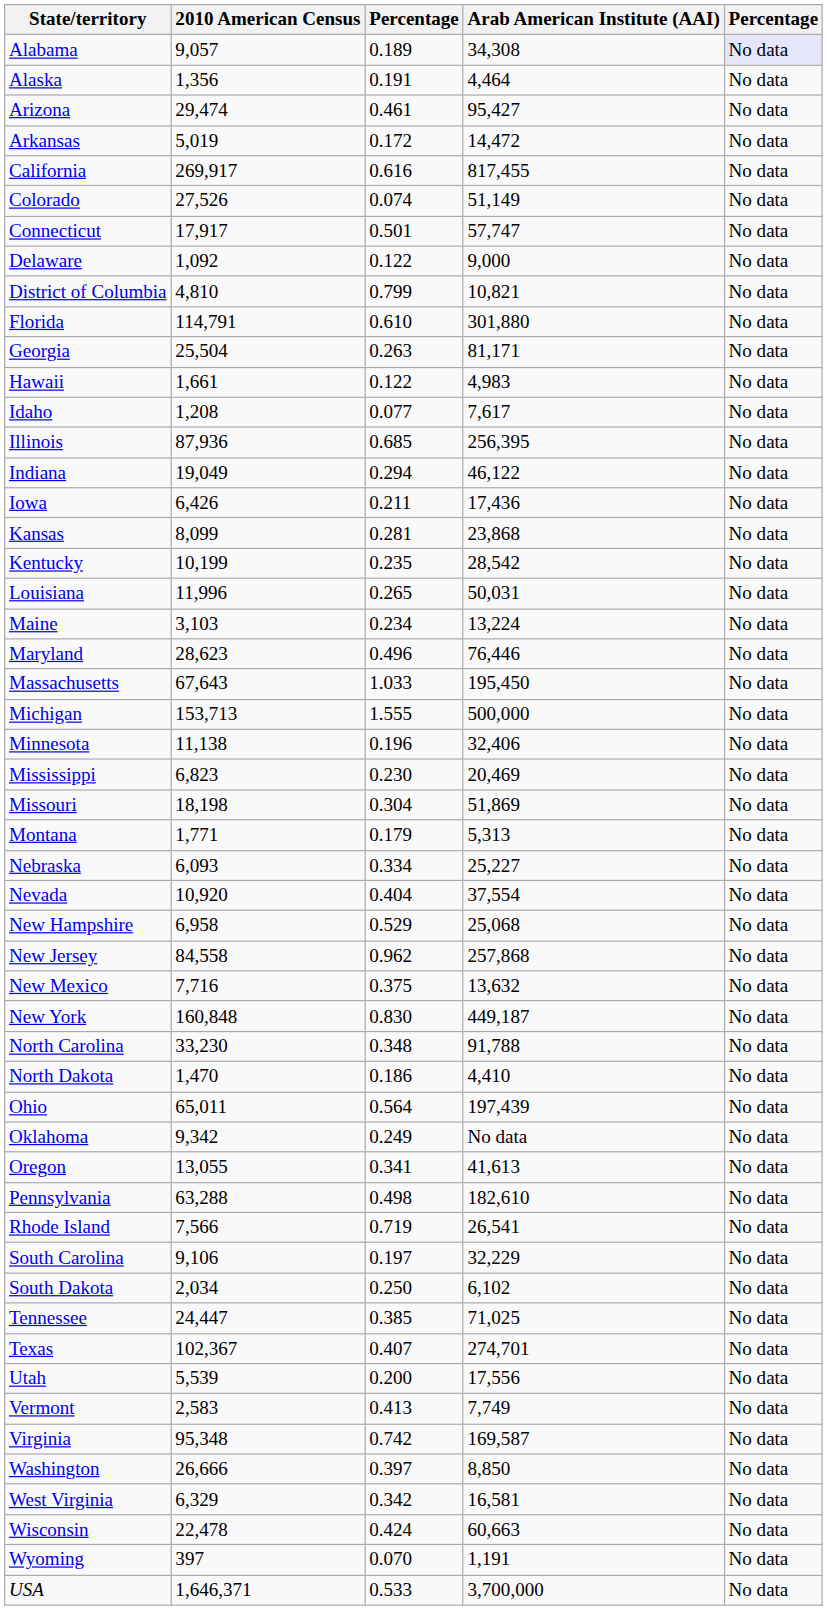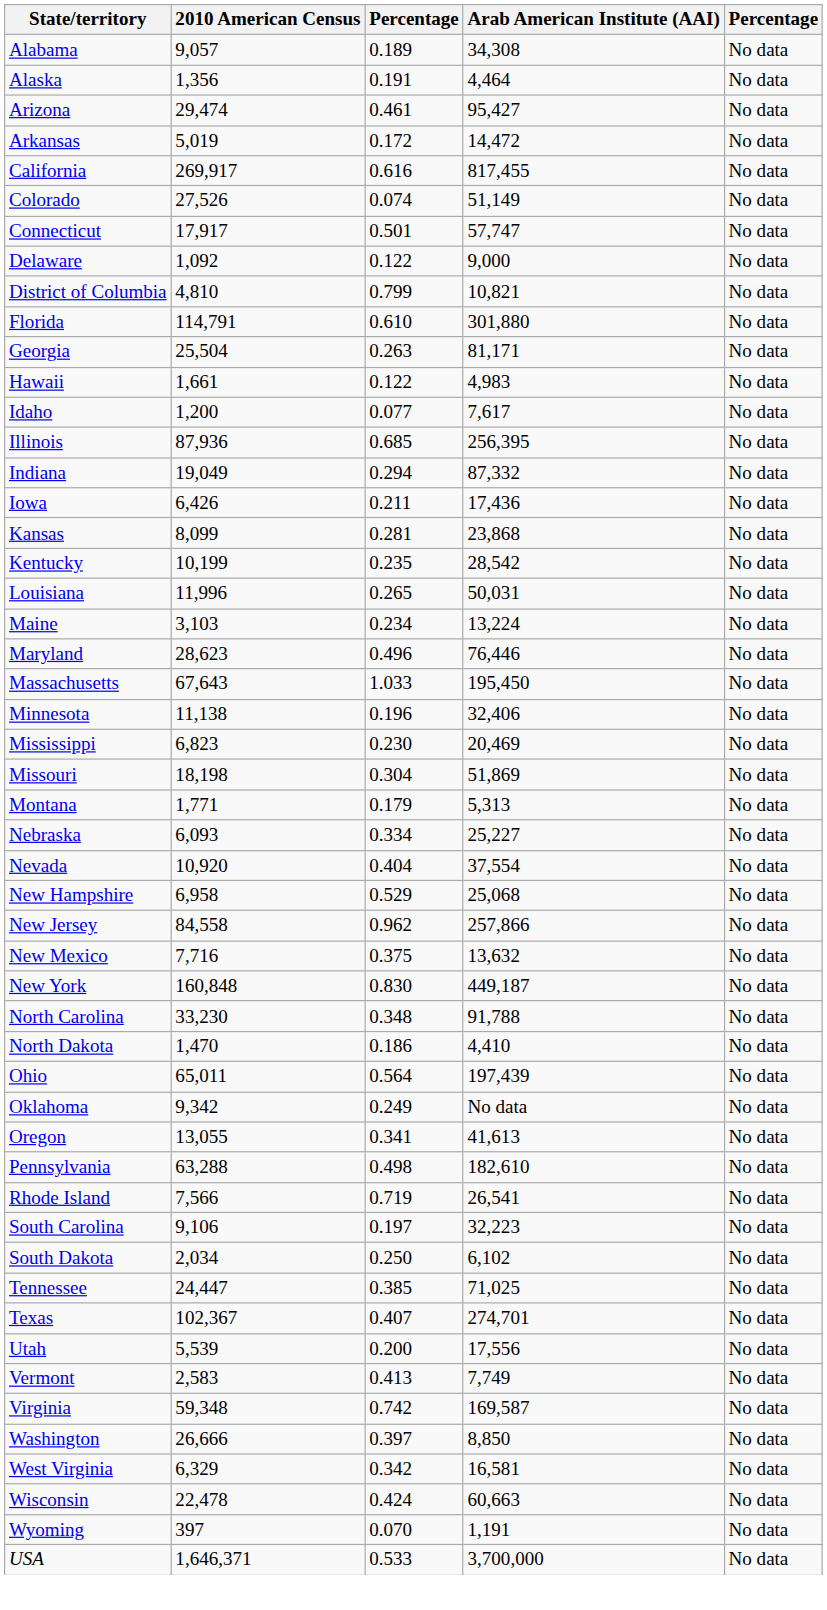(758, 49) lavender background -> (758, 49) no background
(197, 412) 1,208 -> (197, 412) 1,200
(494, 472) 46,122 -> (494, 472) 87,332
- row: (45, 714)
(498, 955) 257,868 -> (498, 925) 257,866
(494, 1257) 32,229 -> (494, 1227) 32,223
(202, 1438) 95,348 -> (202, 1408) 59,348
